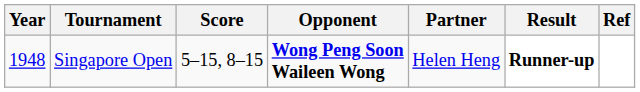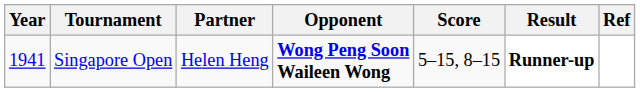columns swapped: (456, 19) <-> (222, 19)
(27, 60) 1948 -> (27, 60) 1941
